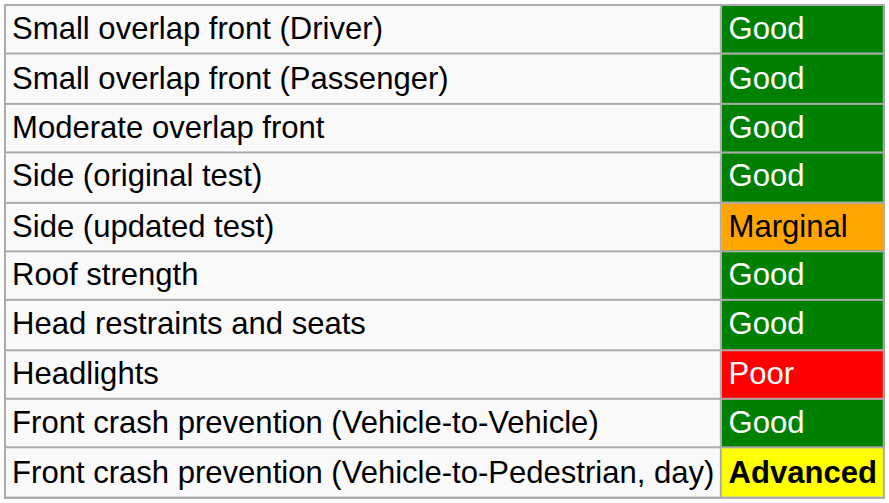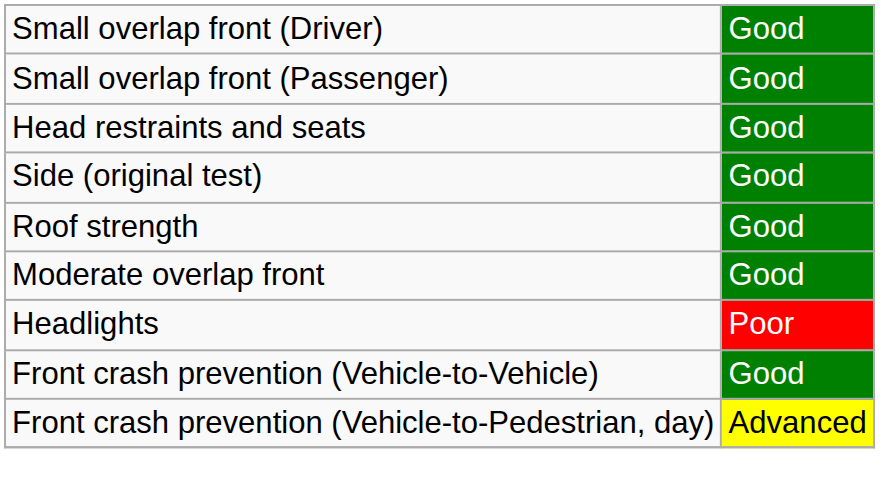rows swapped: (168, 127) <-> (189, 324)
- row: (143, 226)
(803, 472) bold -> (798, 422) normal
